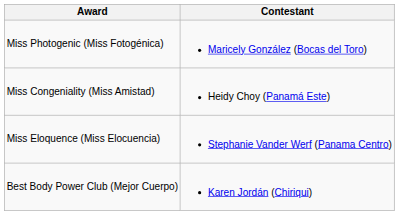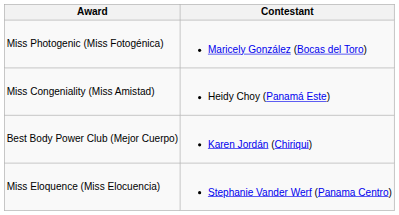rows swapped: (83, 139) <-> (92, 186)
